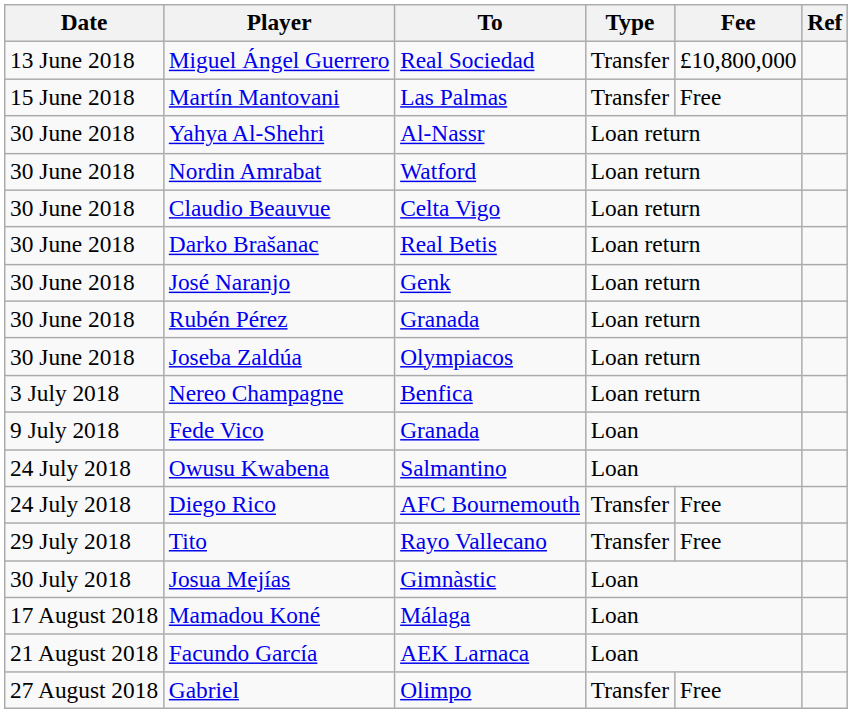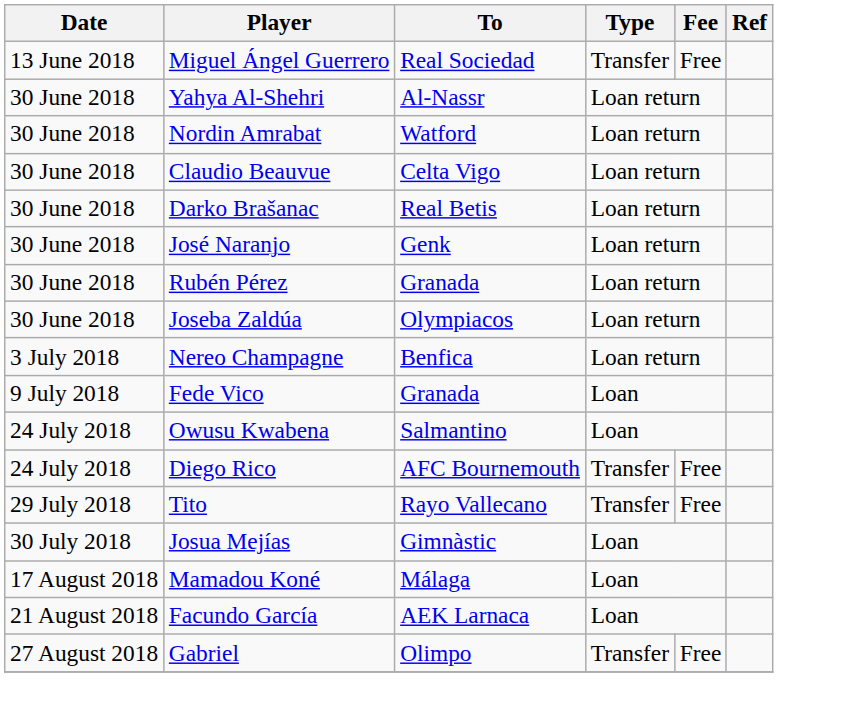(738, 60) £10,800,000 -> (701, 60) Free
- row: (254, 97)
